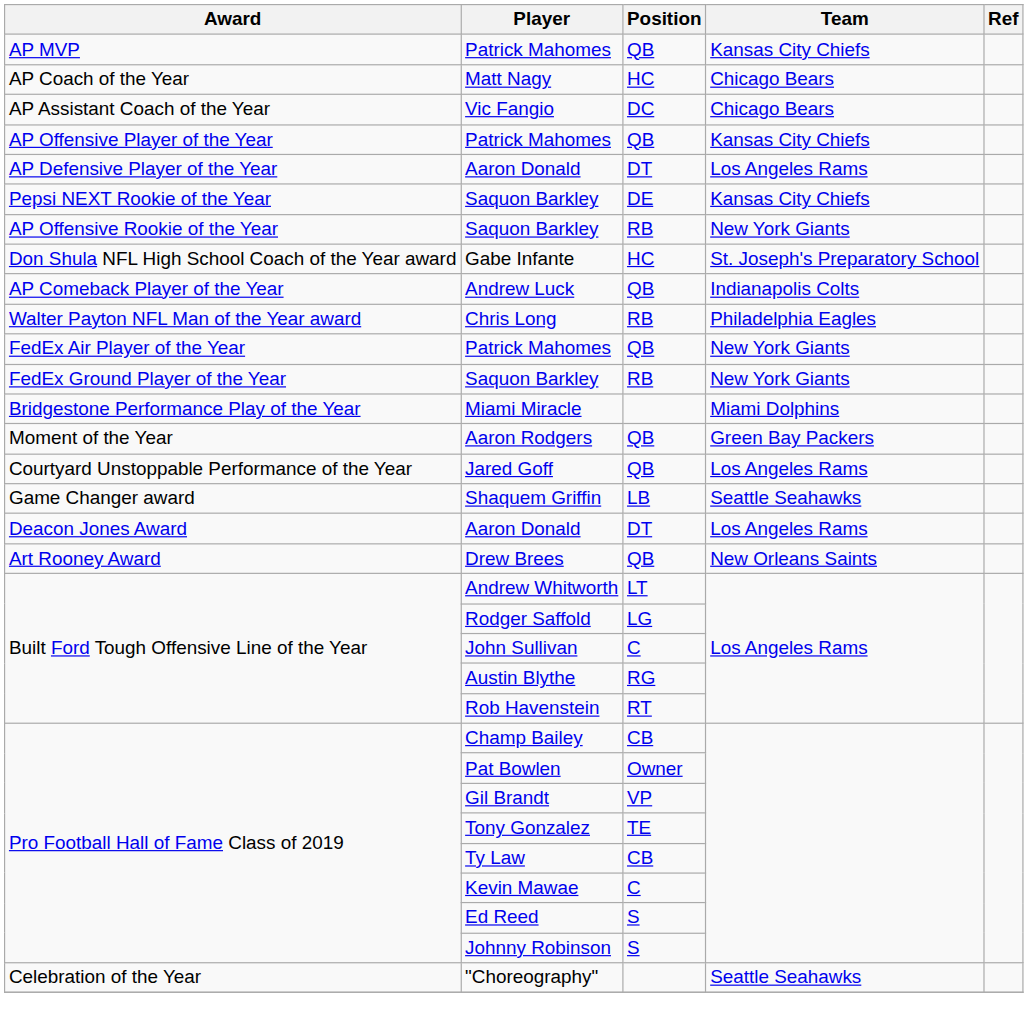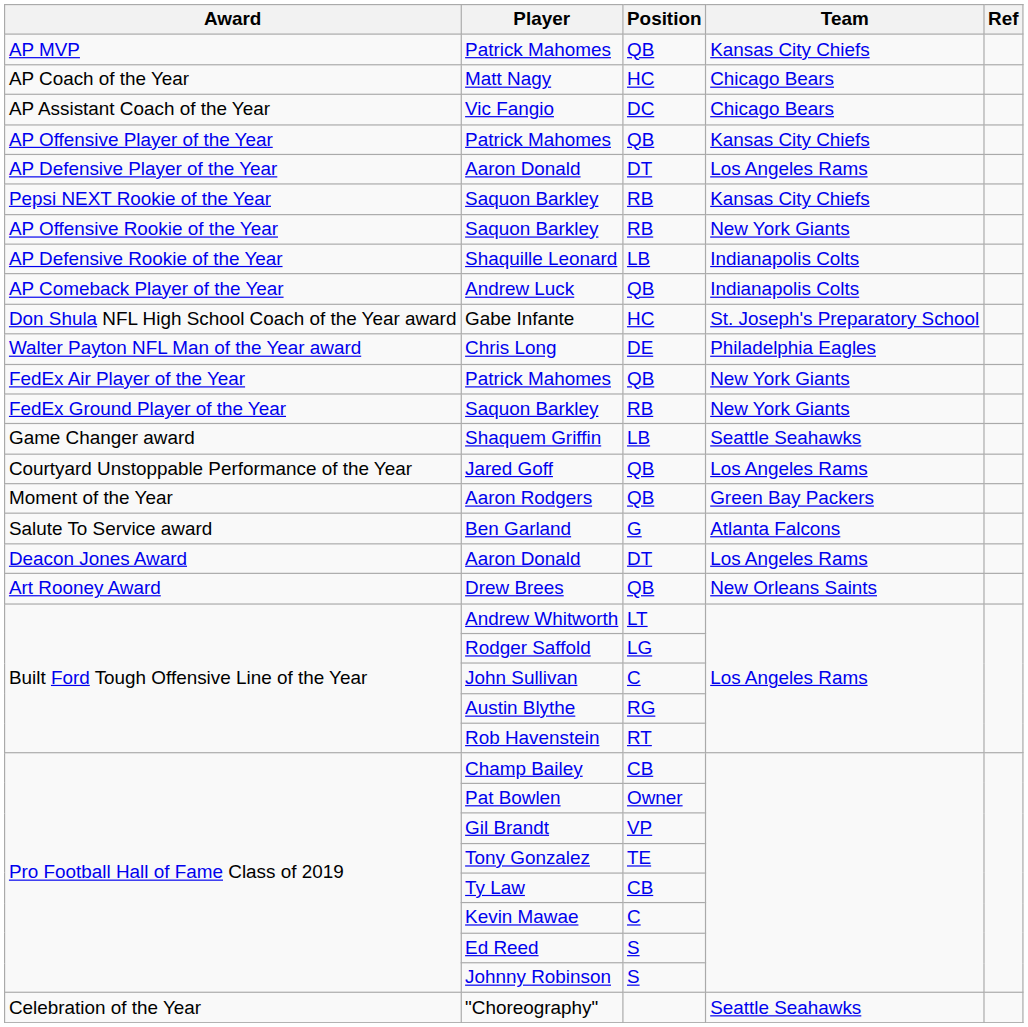(640, 199) DE -> (640, 199) RB
+ row: (146, 259)
rows swapped: (146, 288) <-> (233, 259)
(640, 318) RB -> (640, 348) DE
- row: (185, 408)
rows swapped: (91, 438) <-> (102, 498)
+ row: (111, 528)
